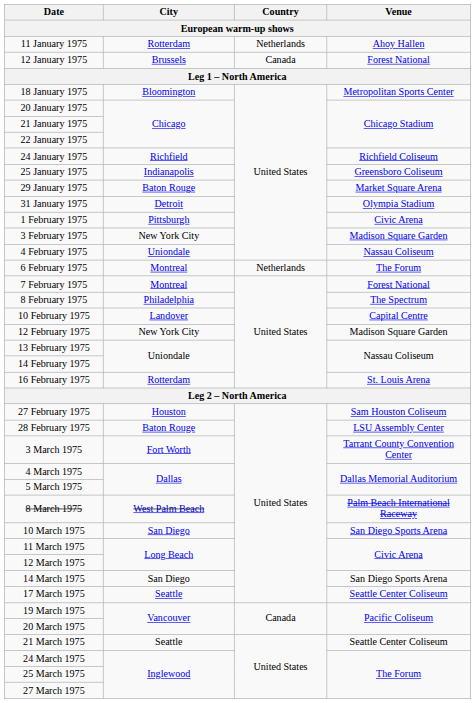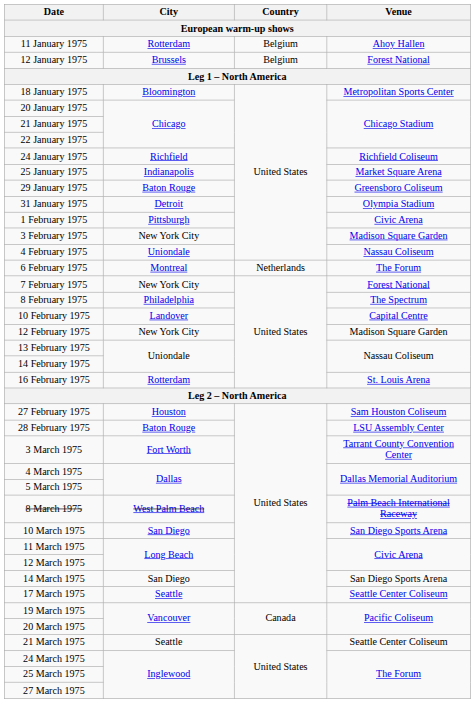(281, 44) Netherlands -> (281, 44) Belgium
(281, 60) Canada -> (281, 60) Belgium
(399, 172) Greensboro Coliseum -> (399, 172) Market Square Arena
(399, 188) Market Square Arena -> (399, 188) Greensboro Coliseum
(169, 284) Montreal -> (169, 284) New York City
